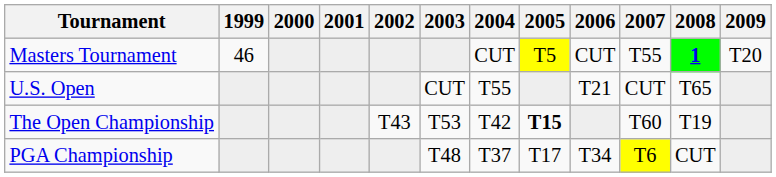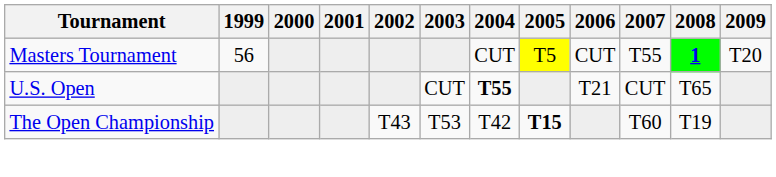(244, 55) 46 -> (244, 55) 56
(495, 88) normal -> (495, 88) bold
- row: (91, 155)
